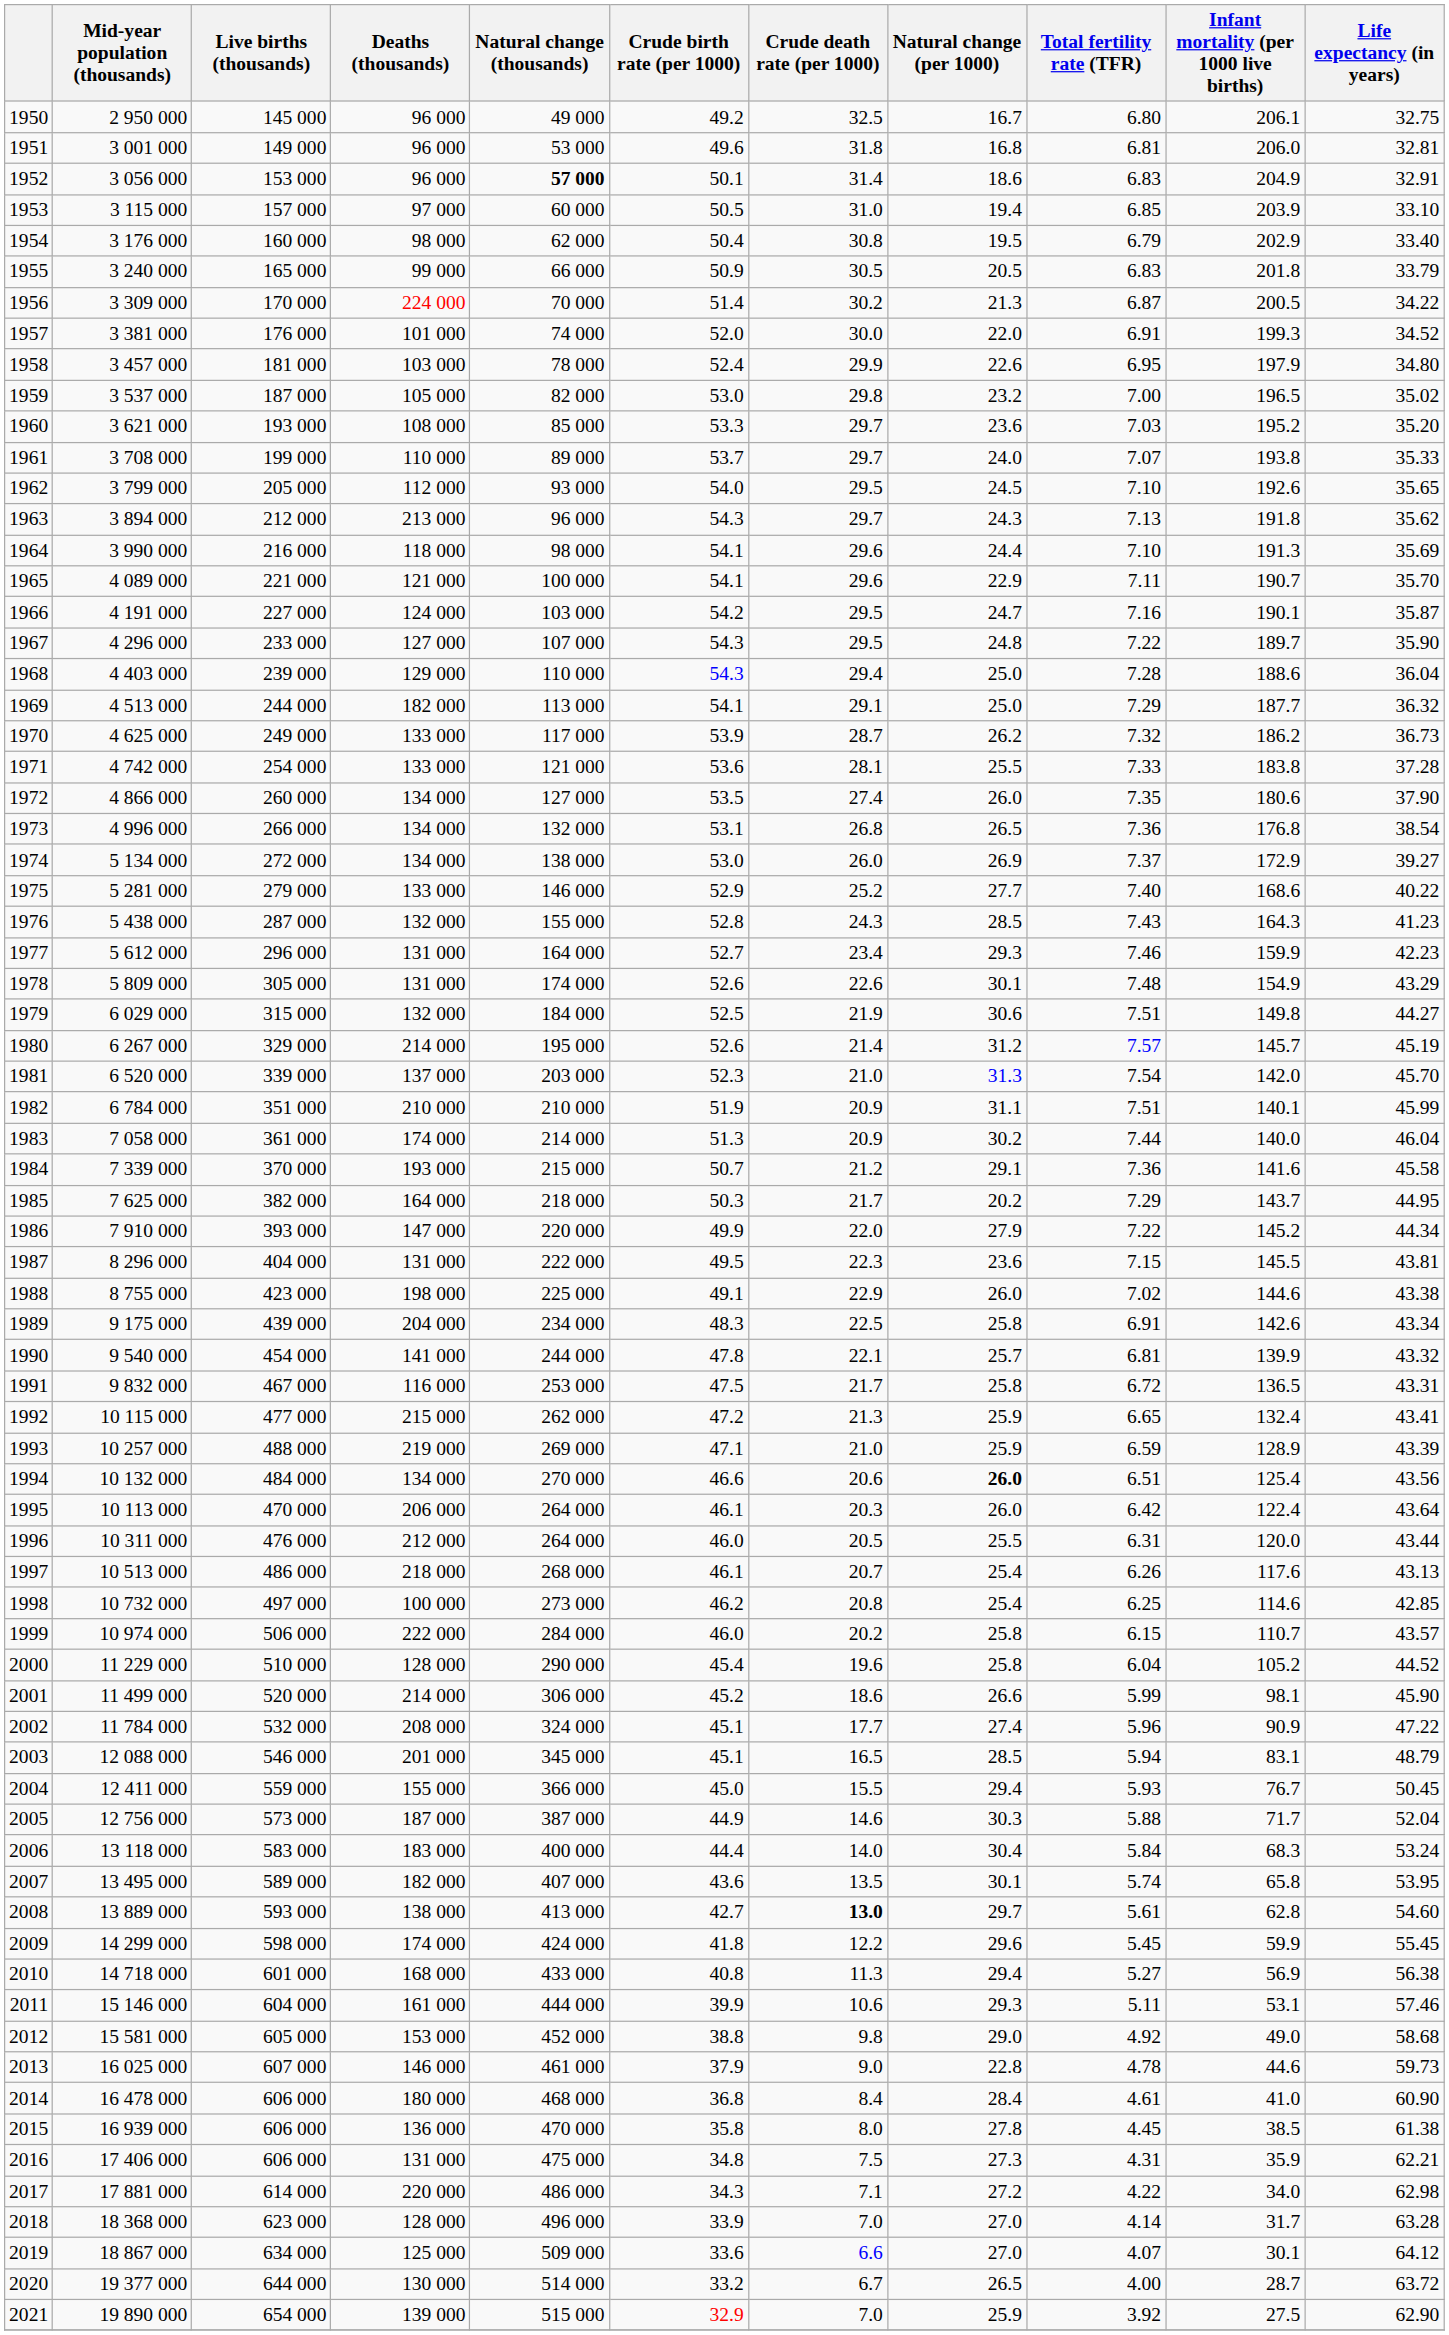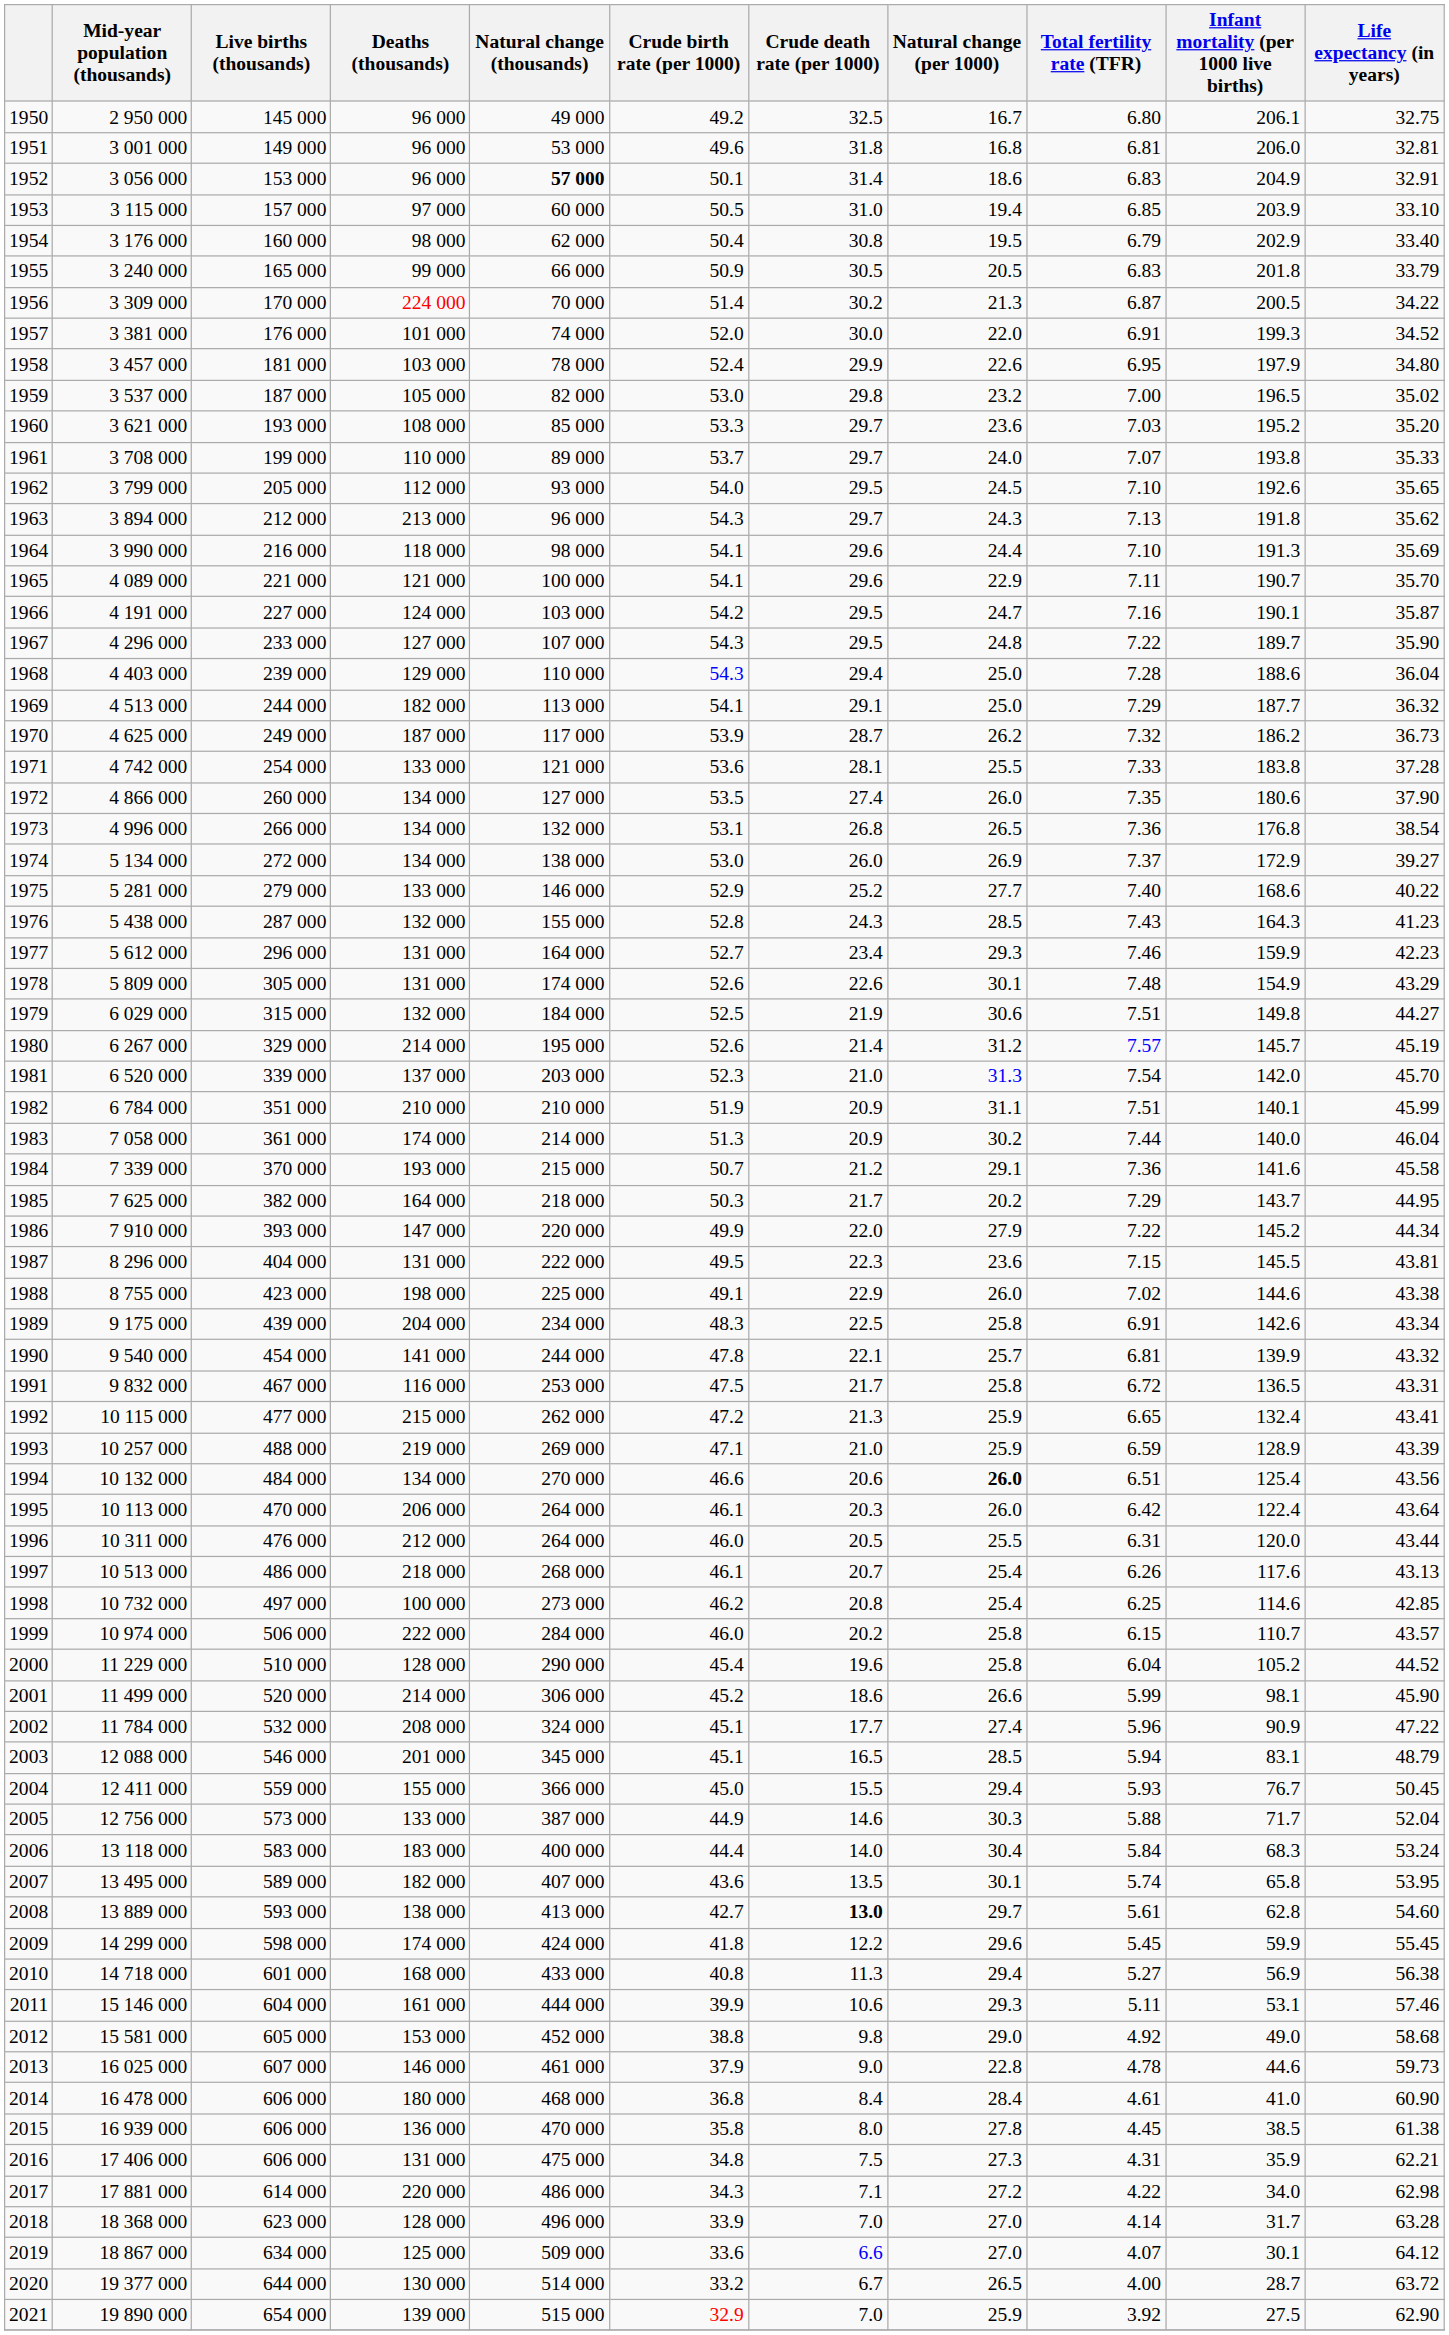(429, 735) 133 000 -> (429, 735) 187 000
(429, 1819) 187 000 -> (429, 1819) 133 000
